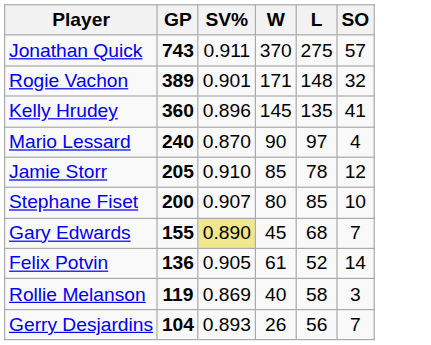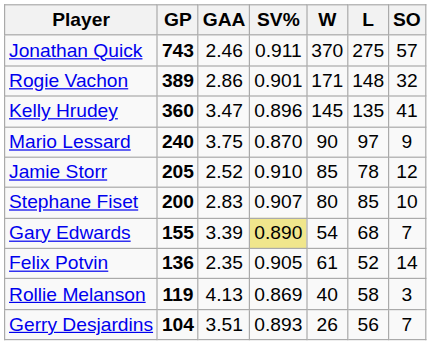+ column: (224, 19)
(355, 141) 4 -> (407, 141) 9
(276, 233) 45 -> (327, 233) 54
